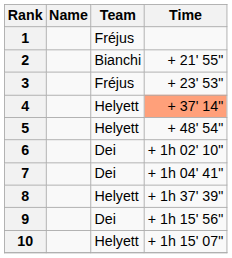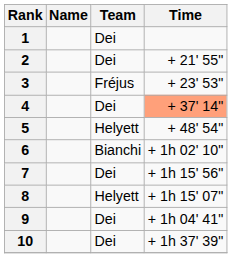(114, 38) Fréjus -> (105, 38) Dei
(118, 60) Bianchi -> (105, 60) Dei
(117, 106) Helyett -> (105, 106) Dei
(105, 151) Dei -> (118, 151) Bianchi
(185, 173) + 1h 04' 41" -> (185, 173) + 1h 15' 56"
(185, 196) + 1h 37' 39" -> (185, 196) + 1h 15' 07"
(185, 219) + 1h 15' 56" -> (185, 219) + 1h 04' 41"
(117, 241) Helyett -> (105, 241) Dei
(185, 241) + 1h 15' 07" -> (185, 241) + 1h 37' 39"
